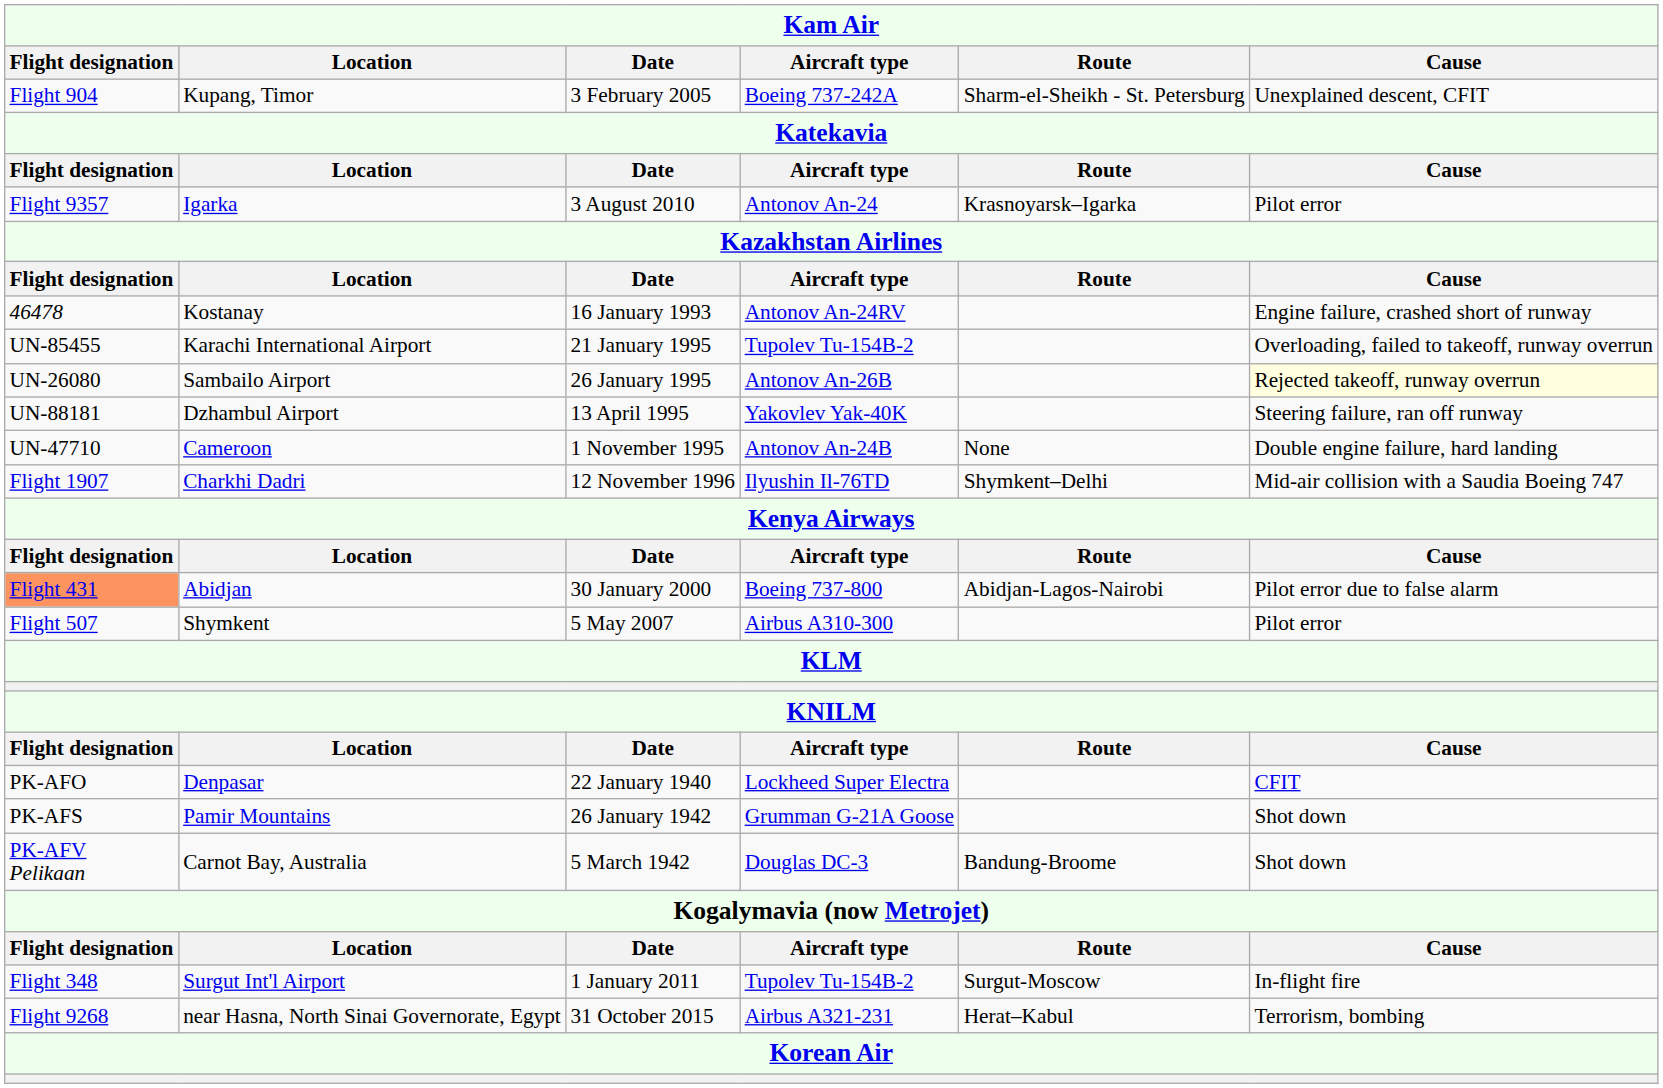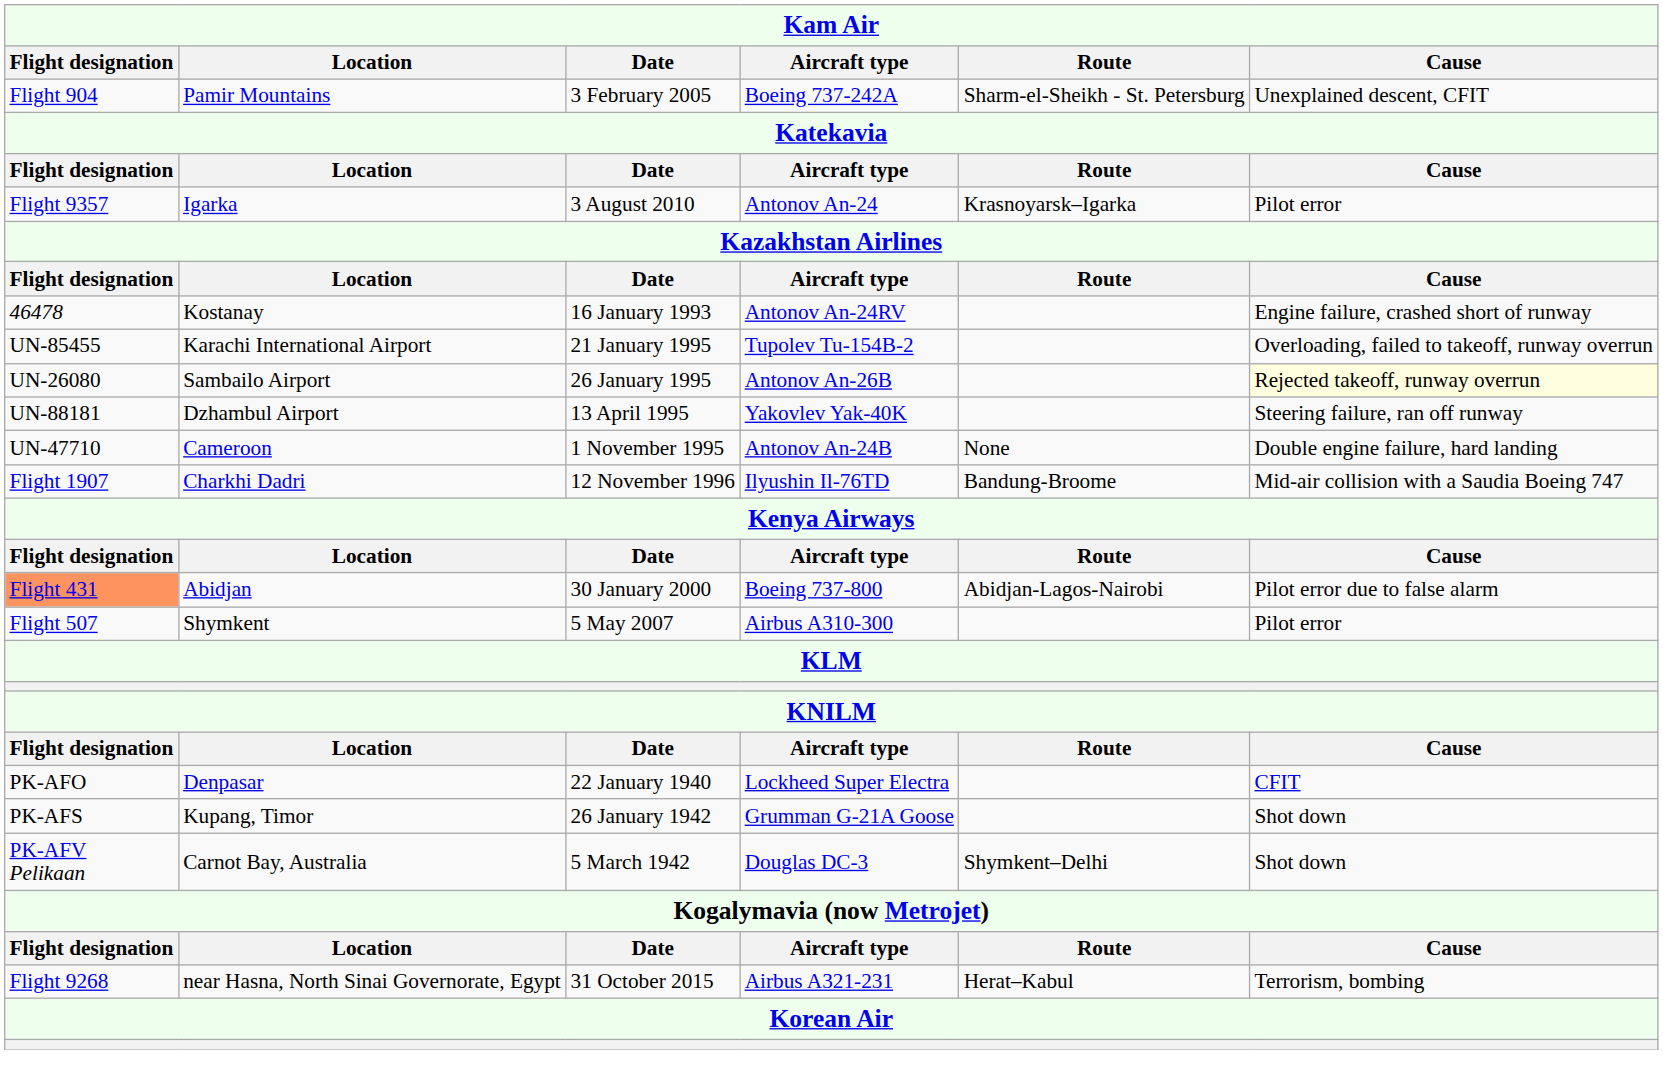(248, 95) Kupang, Timor -> (257, 95) Pamir Mountains
(1036, 481) Shymkent–Delhi -> (1040, 481) Bandung-Broome
(257, 815) Pamir Mountains -> (248, 815) Kupang, Timor
(1040, 861) Bandung-Broome -> (1036, 861) Shymkent–Delhi
- row: (54, 981)
